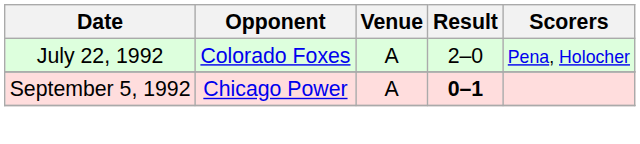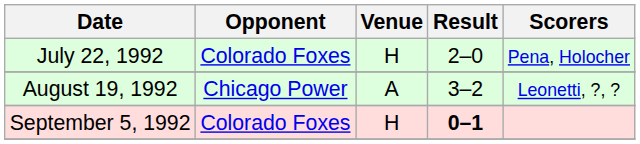(392, 55) A -> (392, 55) H
+ row: (100, 89)
(275, 89) Chicago Power -> (275, 123) Colorado Foxes
(392, 89) A -> (392, 123) H
